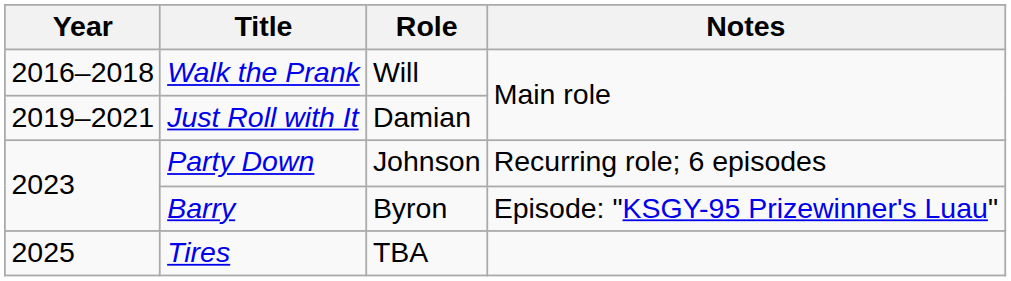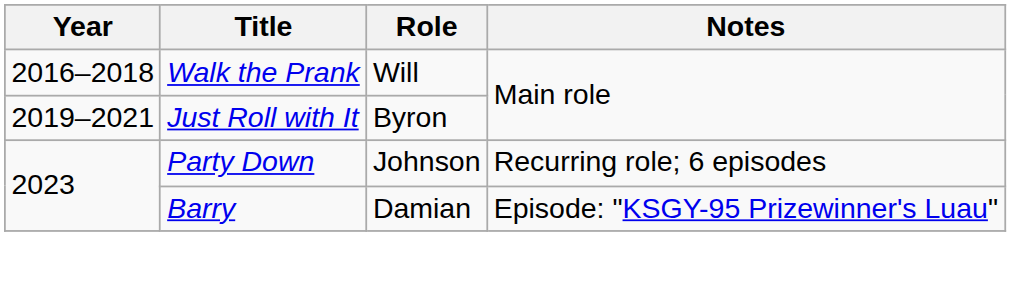(422, 117) Damian -> (410, 117) Byron
(410, 207) Byron -> (422, 207) Damian
- row: (199, 252)
